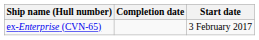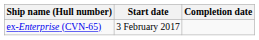columns swapped: (220, 12) <-> (150, 12)
